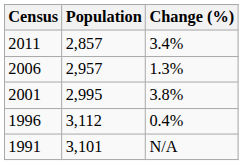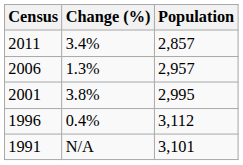columns swapped: (104, 17) <-> (192, 17)
